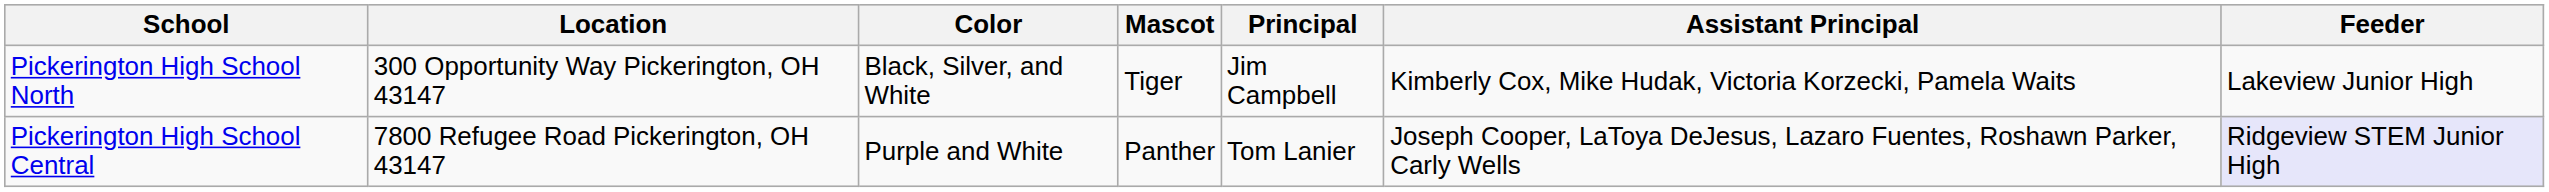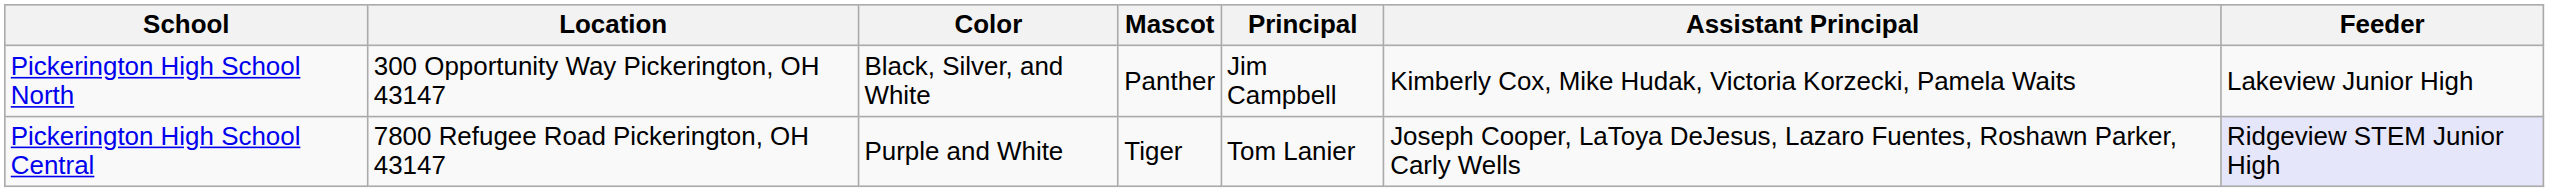(1153, 80) Tiger -> (1170, 80) Panther
(1170, 151) Panther -> (1153, 151) Tiger
